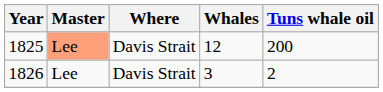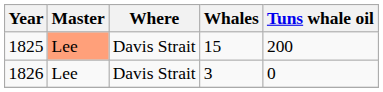(212, 45) 12 -> (212, 45) 15
(271, 73) 2 -> (271, 73) 0
